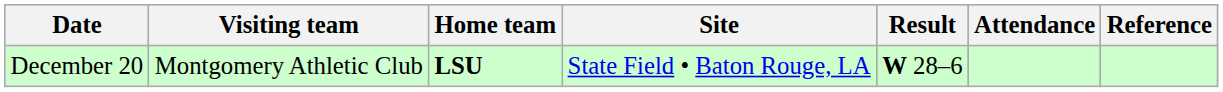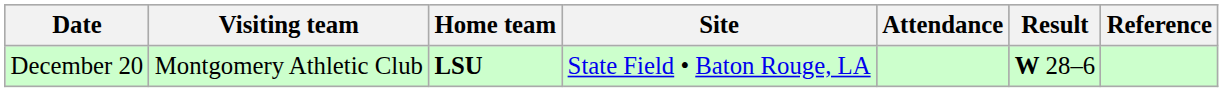columns swapped: (922, 25) <-> (1035, 25)
